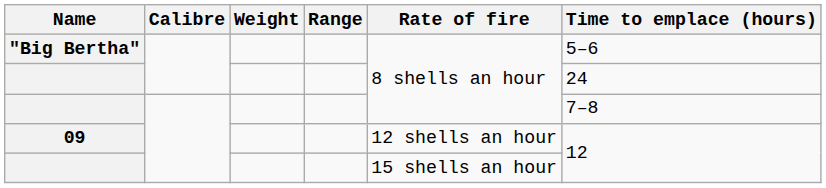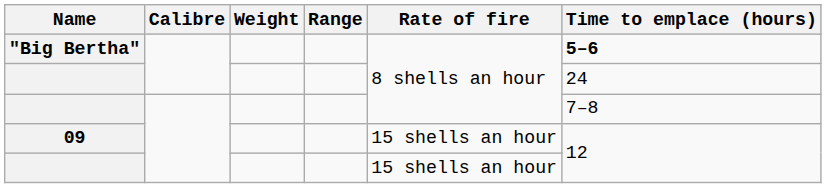(582, 49) normal -> (582, 49) bold
(464, 138) 12 shells an hour -> (464, 138) 15 shells an hour
